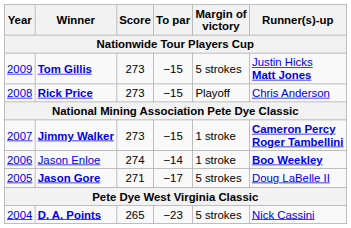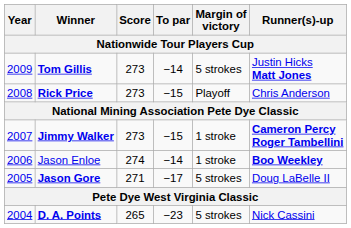(173, 69) −15 -> (173, 69) −14
